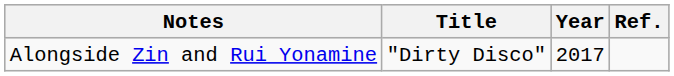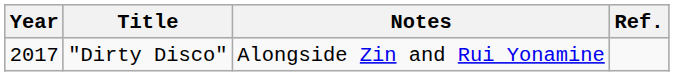columns swapped: (580, 21) <-> (193, 21)
